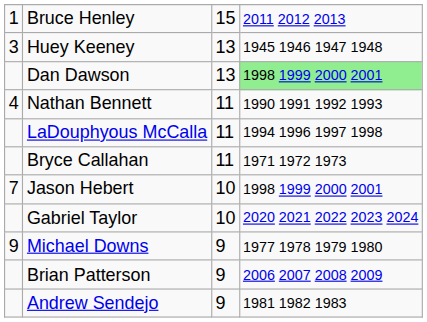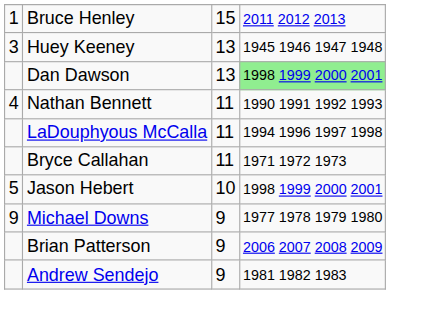(14, 189) 7 -> (14, 189) 5
- row: (82, 217)
